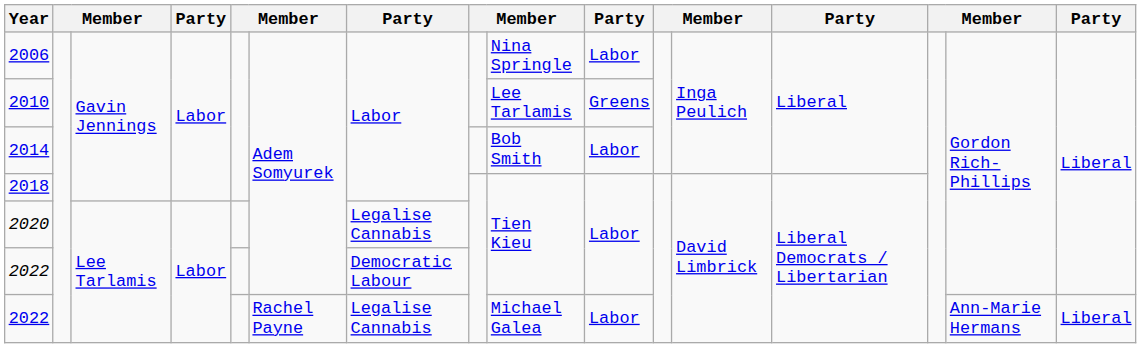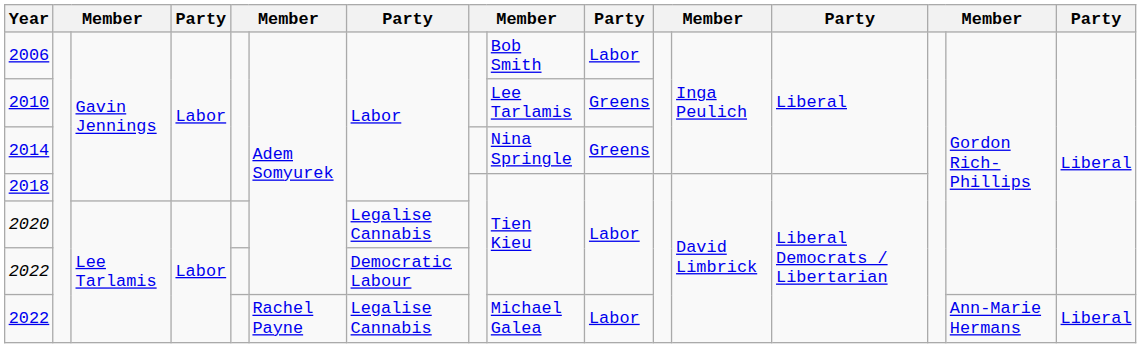(531, 56) Nina Springle -> (516, 56) Bob Smith
(516, 150) Bob Smith -> (531, 150) Nina Springle
(614, 150) Labor -> (619, 150) Greens
